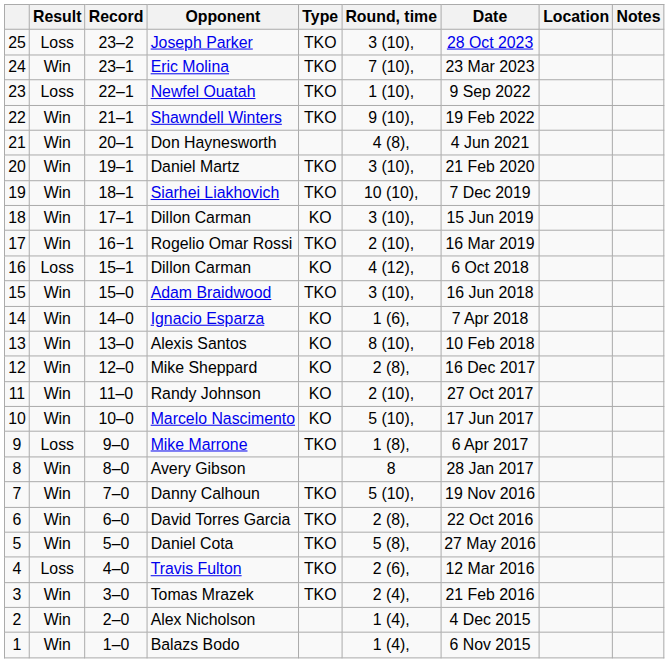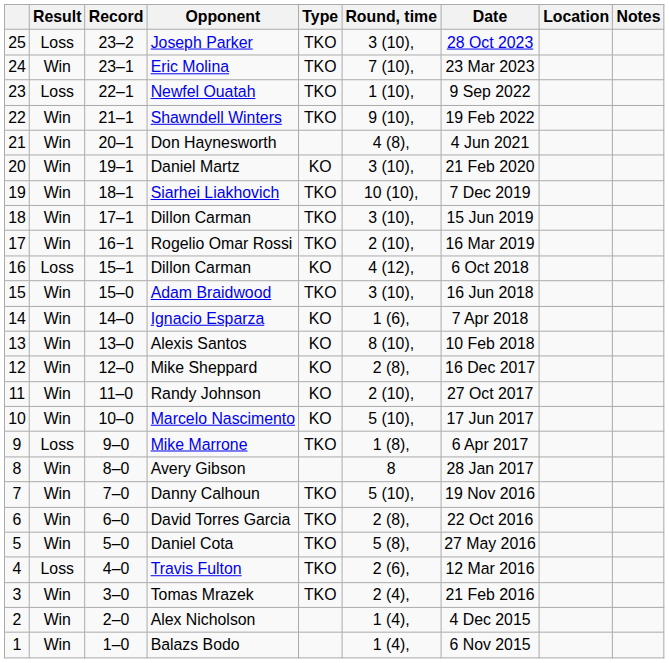(320, 167) TKO -> (320, 167) KO
(320, 218) KO -> (320, 218) TKO
